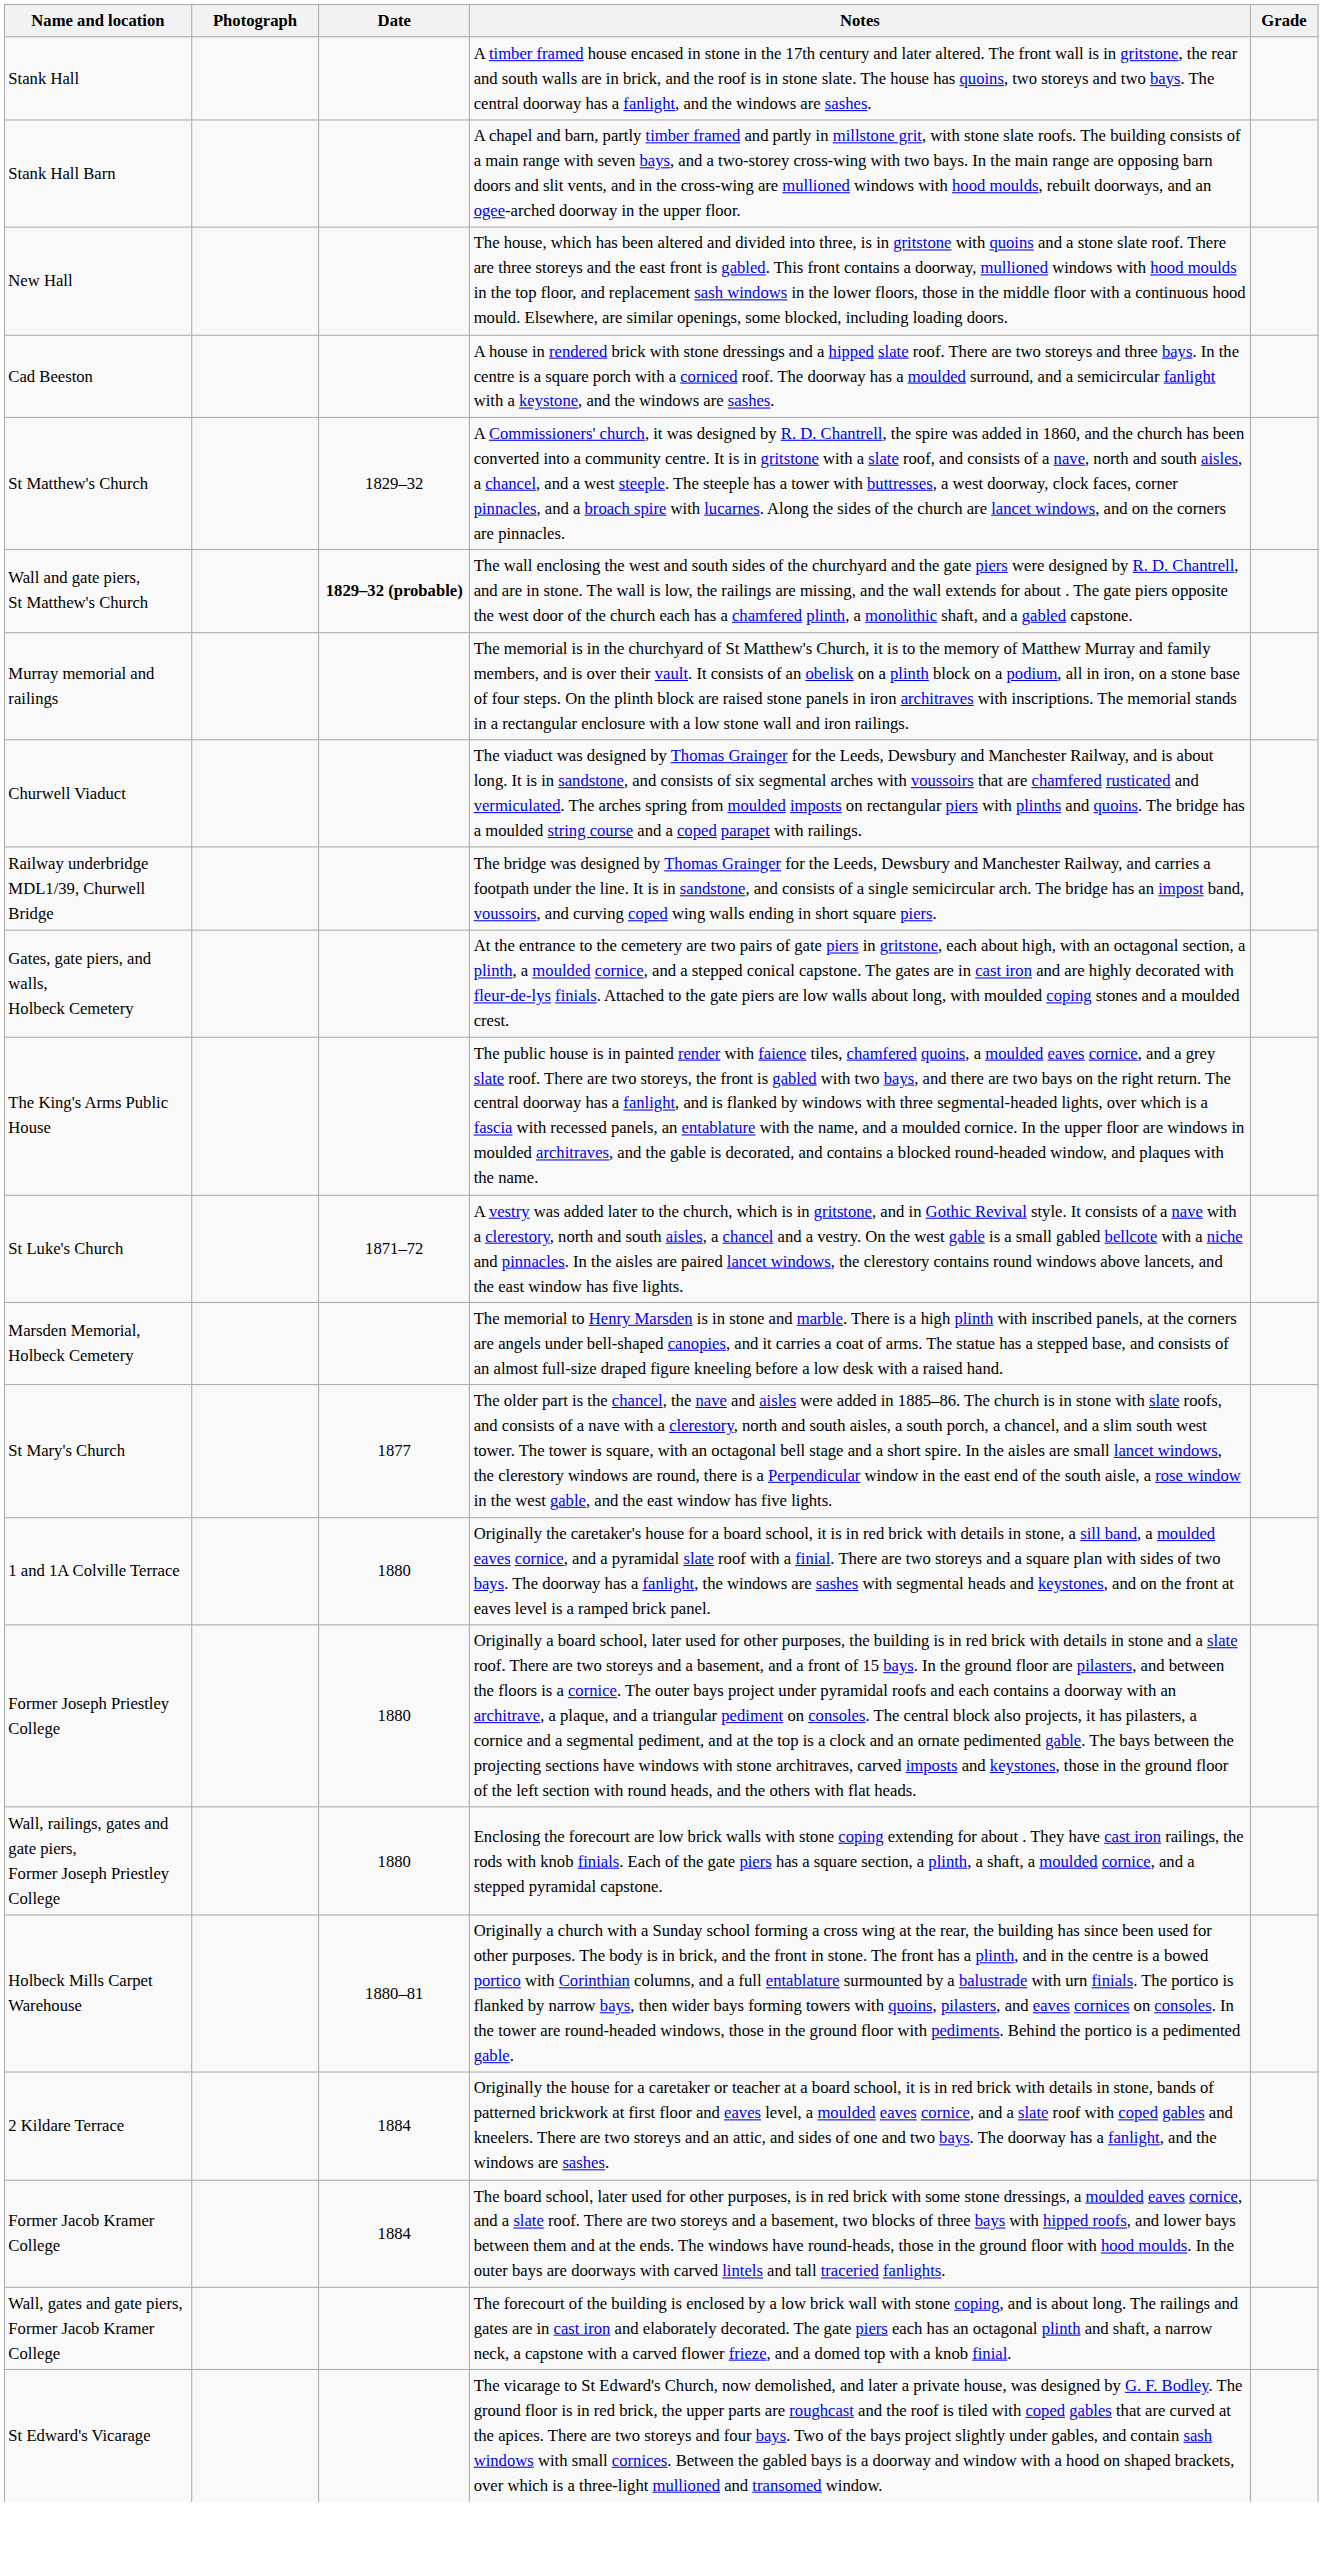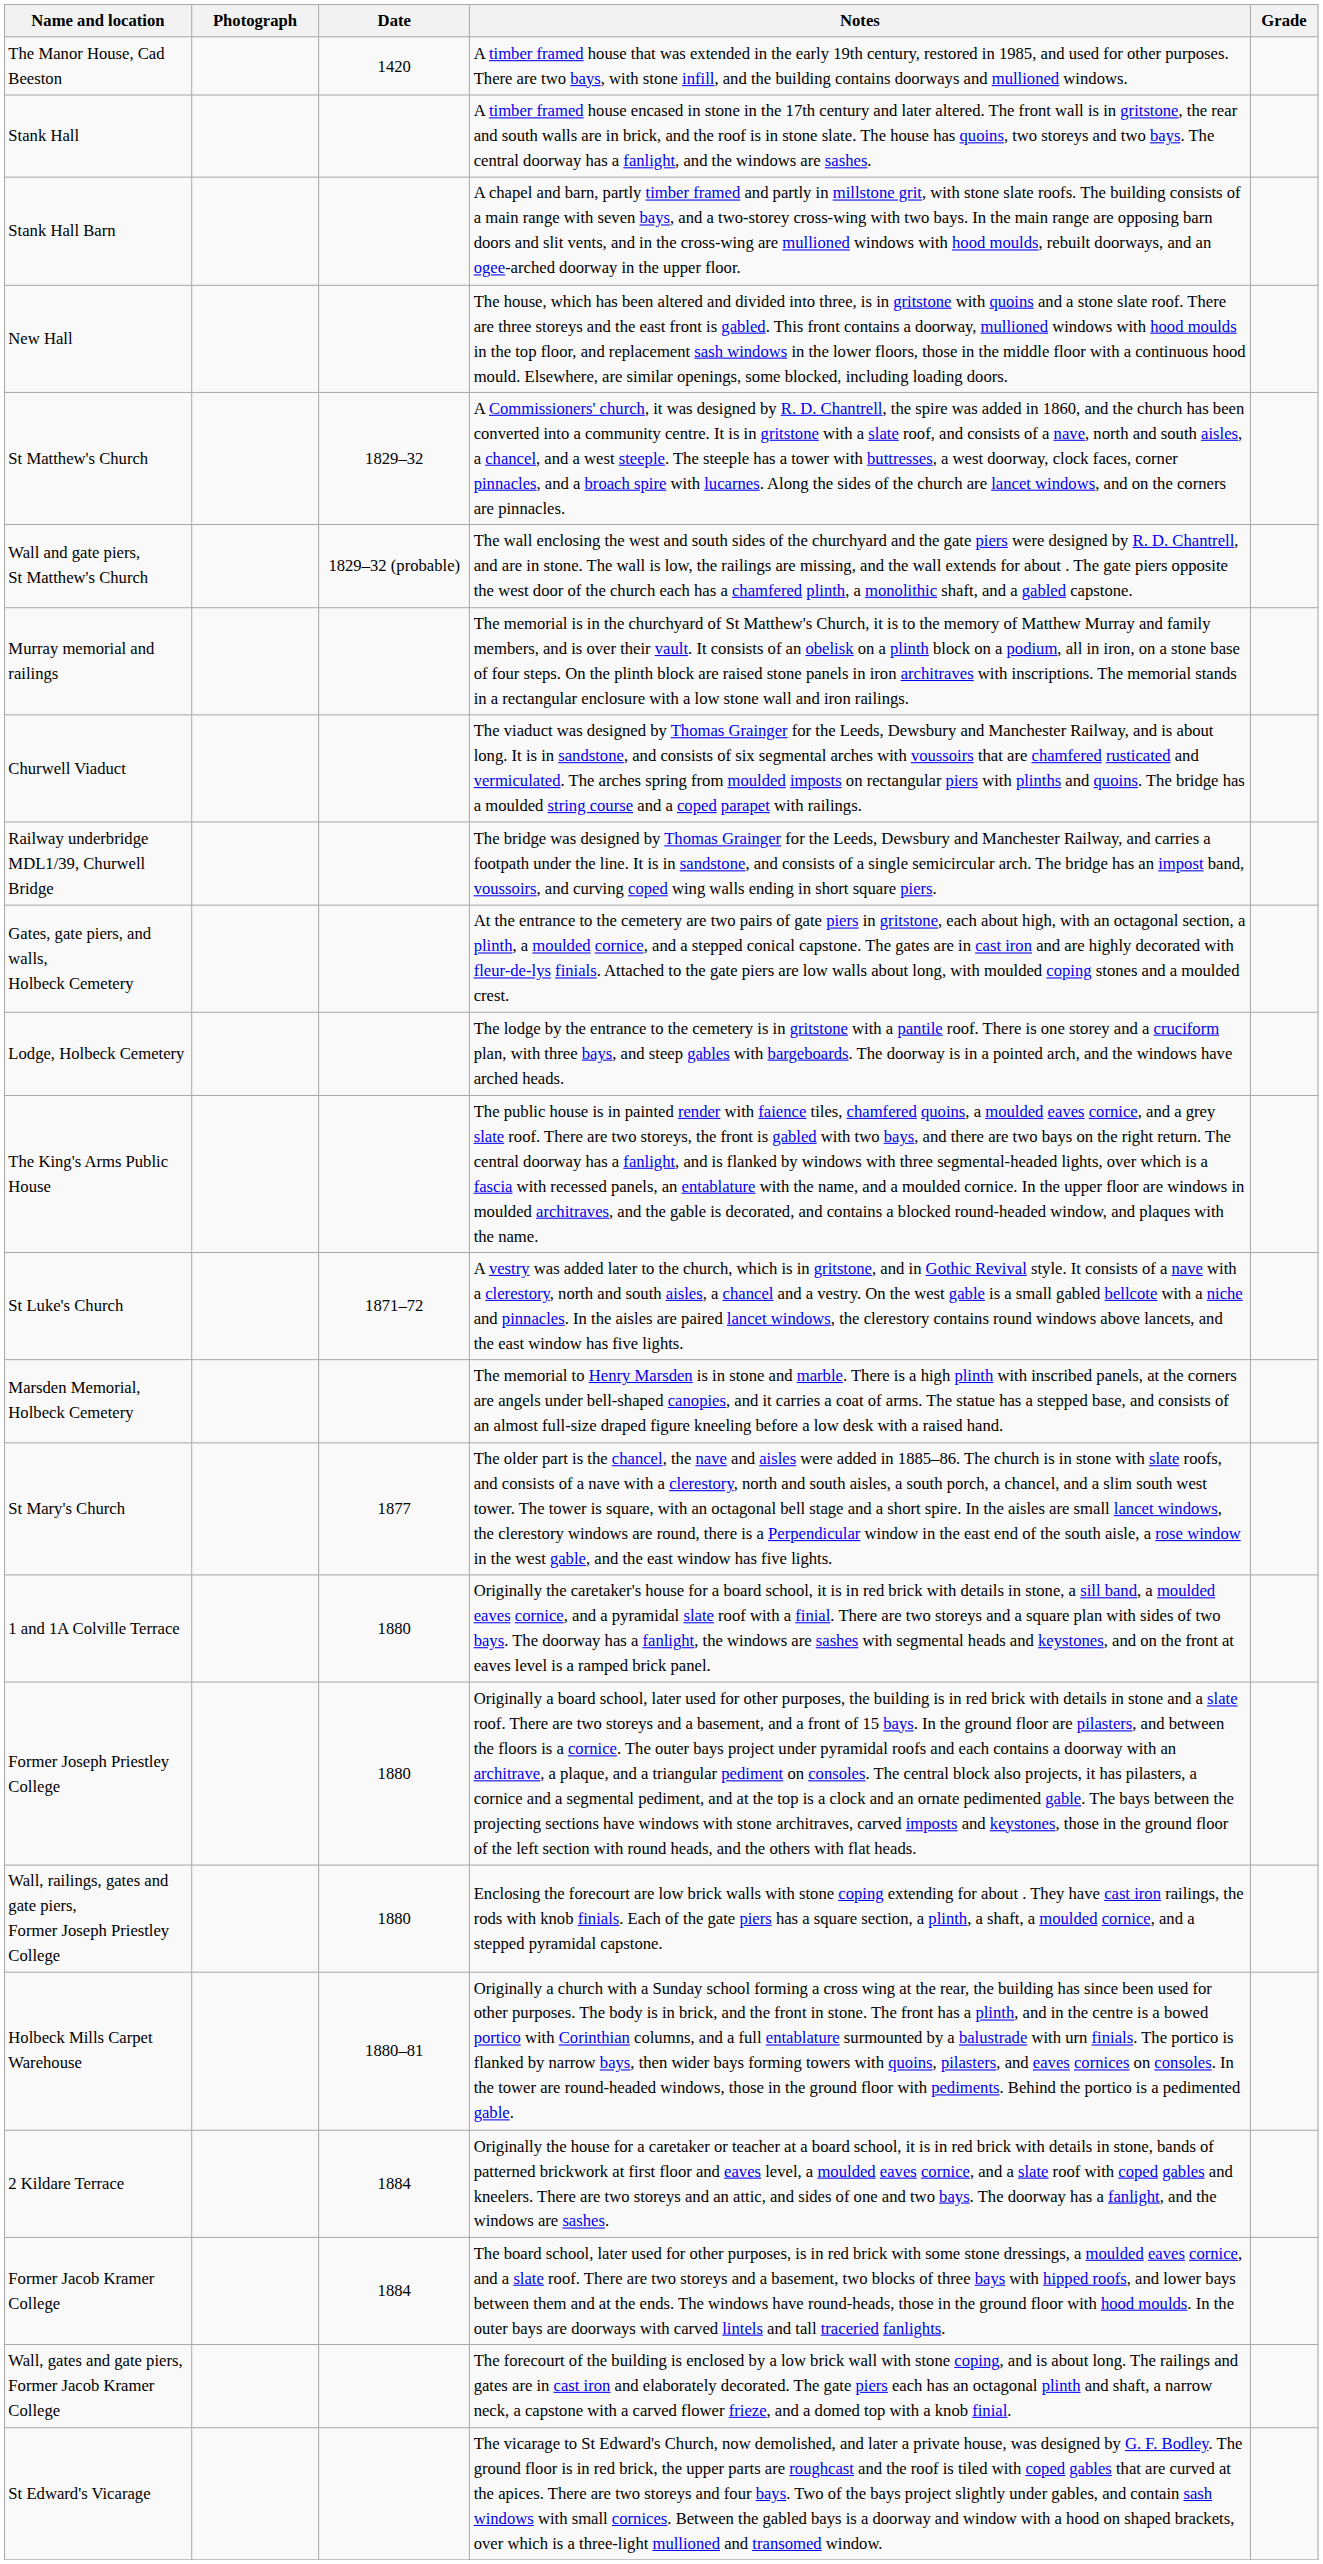+ row: (86, 65)
- row: (51, 375)
(394, 590) bold -> (394, 566) normal
+ row: (96, 1053)
